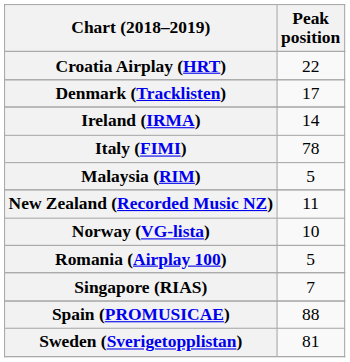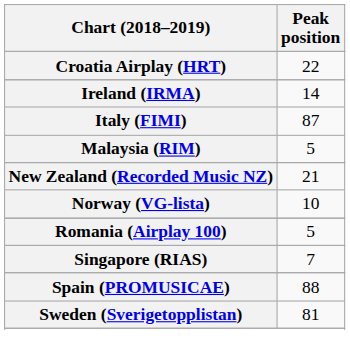- row: (141, 93)
(311, 148) 78 -> (311, 120) 87
(311, 203) 11 -> (311, 176) 21
